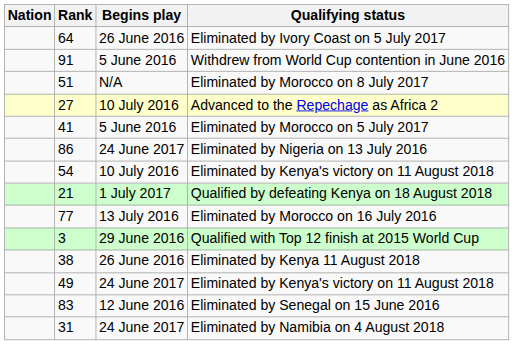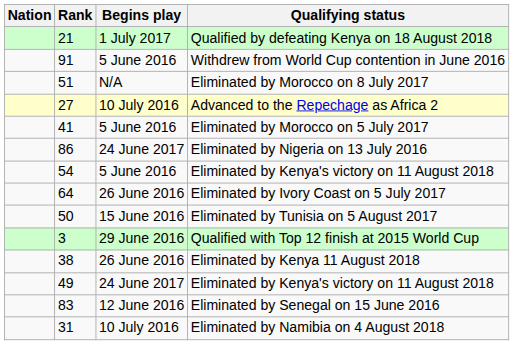rows swapped: (66, 37) <-> (66, 194)
(139, 171) 10 July 2016 -> (138, 171) 5 June 2016
- row: (66, 216)
+ row: (66, 216)
(142, 328) 24 June 2017 -> (139, 328) 10 July 2016
